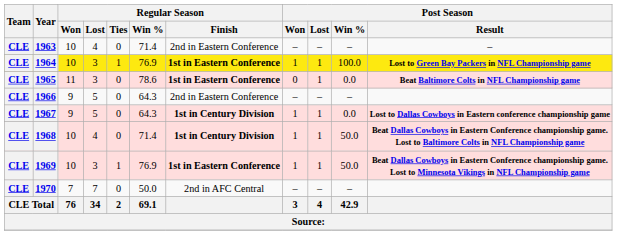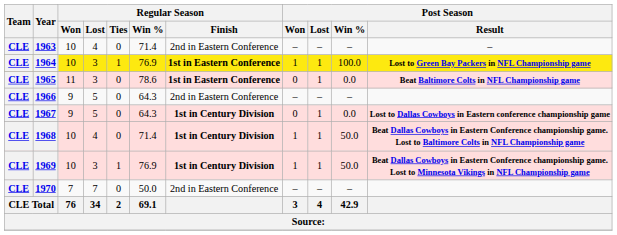(295, 113) 1 -> (295, 113) 0
(224, 165) 1st in Eastern Conference -> (224, 165) 1st in Century Division
(224, 188) 2nd in AFC Central -> (224, 188) 2nd in Eastern Conference
